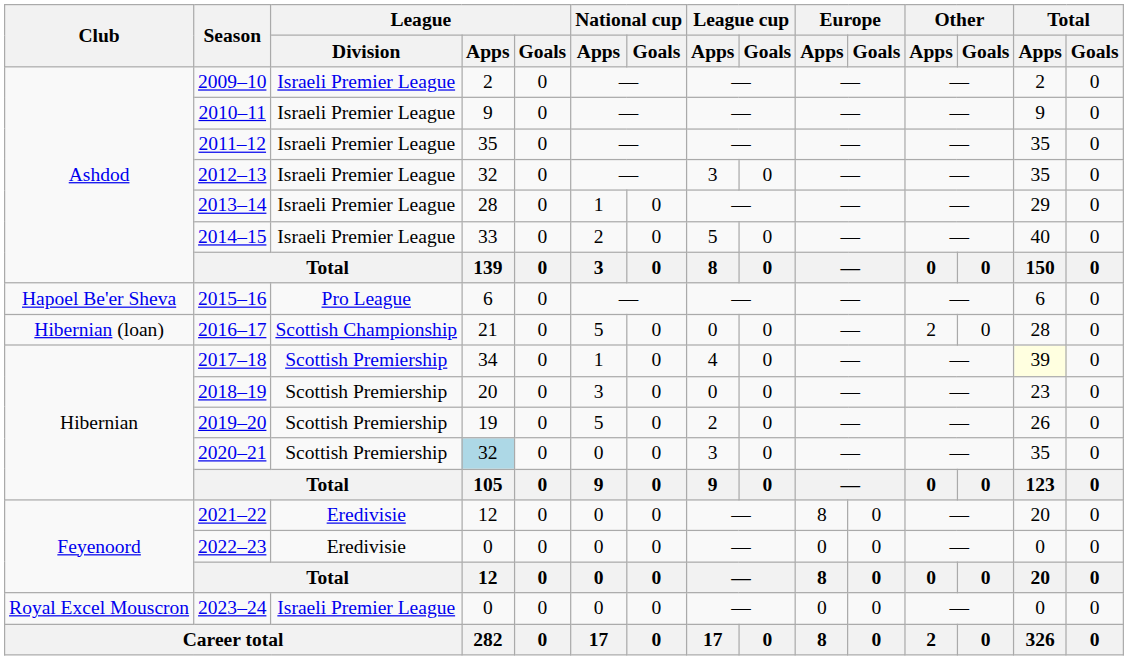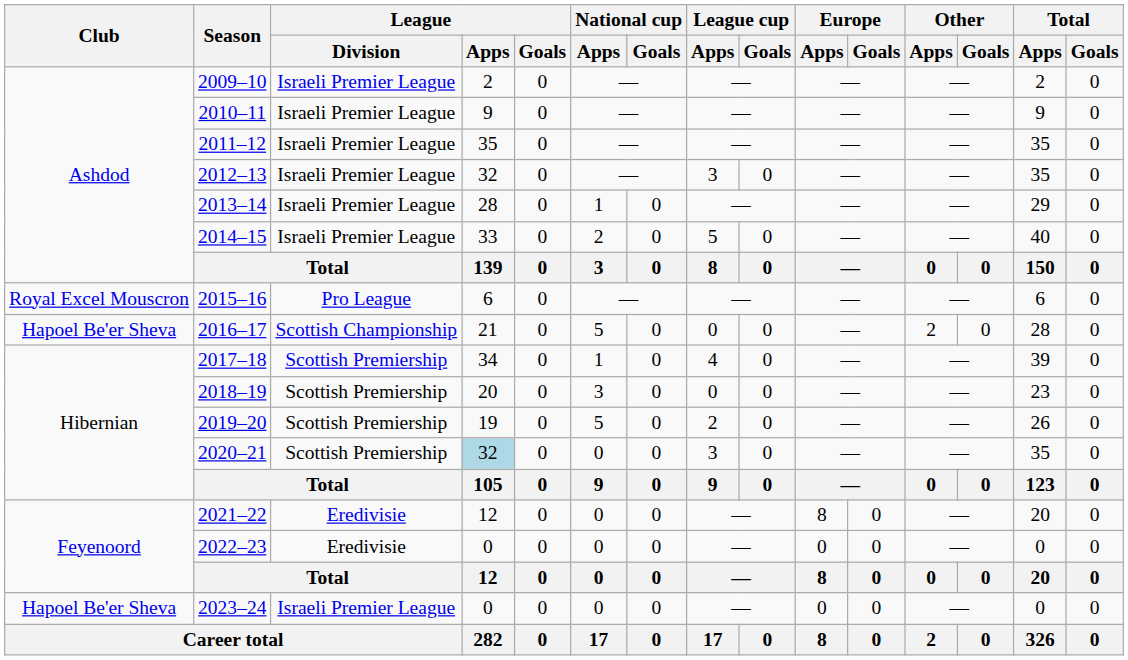(99, 298) Hapoel Be'er Sheva -> (99, 298) Royal Excel Mouscron
(99, 329) Hibernian (loan) -> (99, 329) Hapoel Be'er Sheva
(1040, 360) lightyellow background -> (1040, 360) no background
(99, 608) Royal Excel Mouscron -> (99, 608) Hapoel Be'er Sheva
